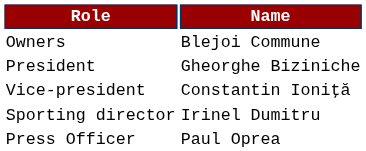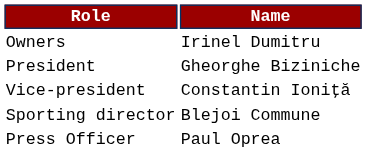(251, 42) Blejoi Commune -> (251, 42) Irinel Dumitru
(251, 115) Irinel Dumitru -> (251, 115) Blejoi Commune
